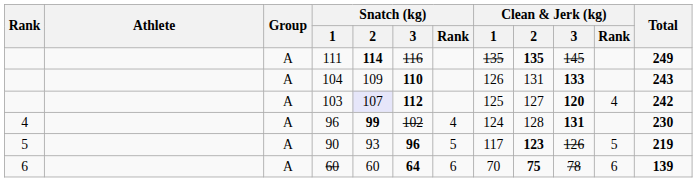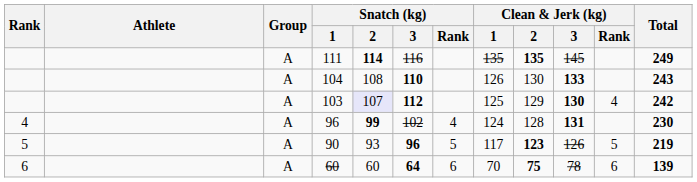(373, 79) 109 -> (373, 79) 108
(534, 79) 131 -> (534, 79) 130
(534, 101) 127 -> (534, 101) 129
(574, 101) 120 -> (574, 101) 130
